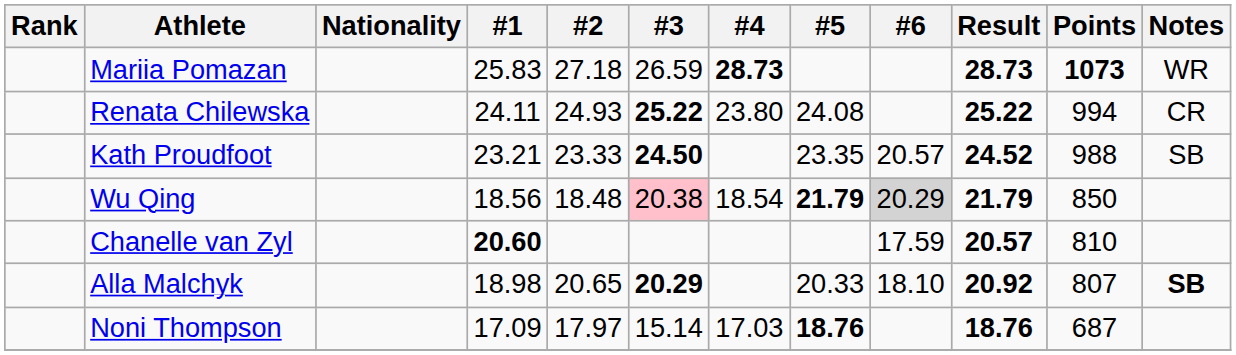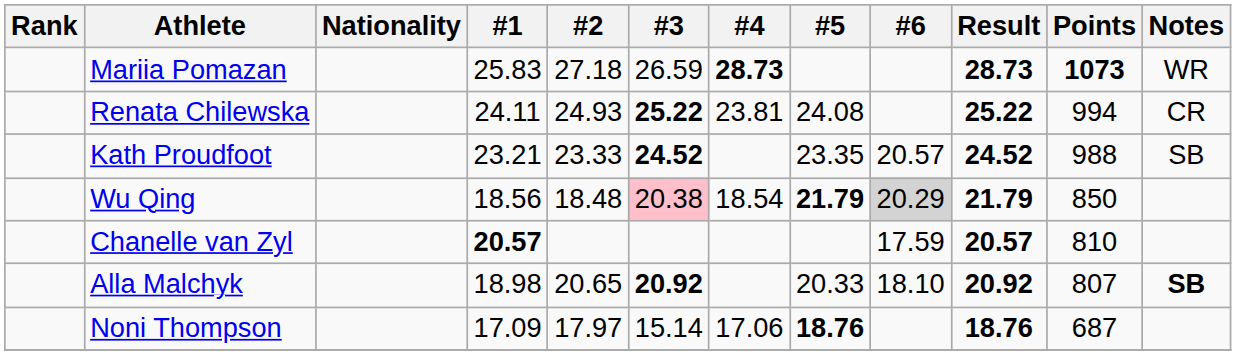(749, 112) 23.80 -> (749, 112) 23.81
(669, 155) 24.50 -> (669, 155) 24.52
(508, 241) 20.60 -> (508, 241) 20.57
(669, 284) 20.29 -> (669, 284) 20.92
(749, 328) 17.03 -> (749, 328) 17.06
